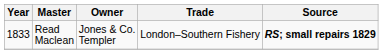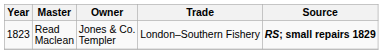(18, 35) 1833 -> (18, 35) 1823
